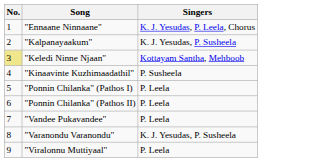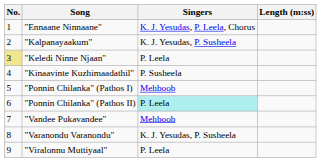+ column: (287, 12)
(192, 58) Kottayam Santha, Mehboob -> (155, 58) P. Leela
(155, 88) P. Leela -> (158, 88) Mehboob
(155, 104) no background -> (155, 104) paleturquoise background
(155, 119) P. Leela -> (158, 119) Mehboob
